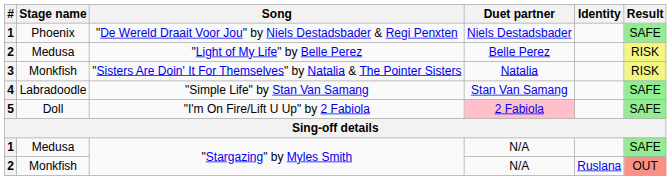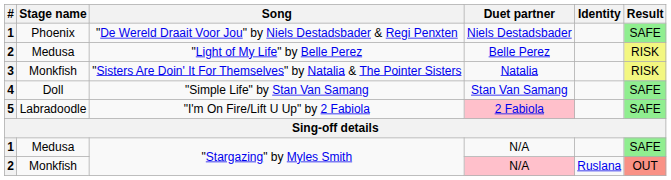(53, 90) Labradoodle -> (53, 90) Doll
(53, 109) Doll -> (53, 109) Labradoodle
(519, 166) no background -> (519, 166) pink background
